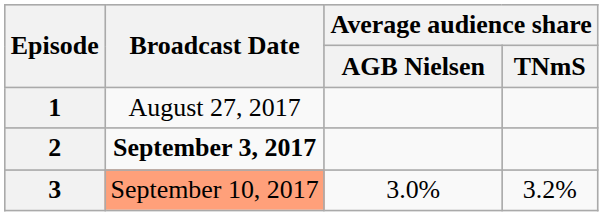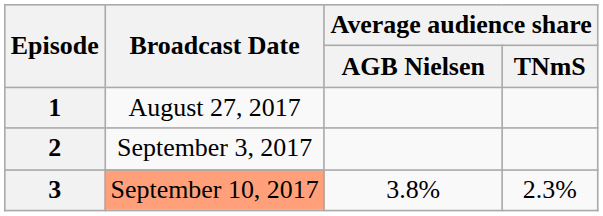(215, 148) bold -> (215, 148) normal
(413, 189) 3.0% -> (413, 189) 3.8%
(550, 189) 3.2% -> (550, 189) 2.3%
